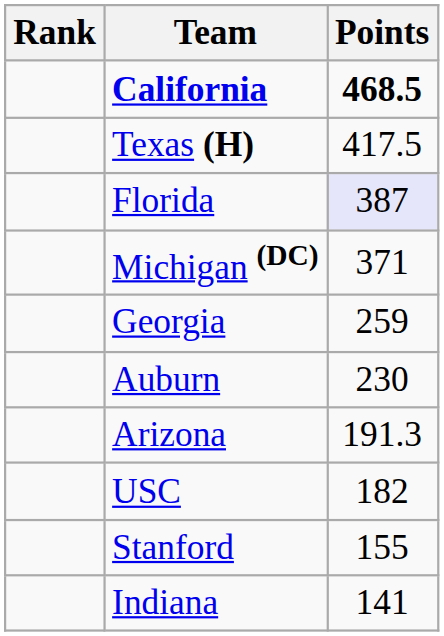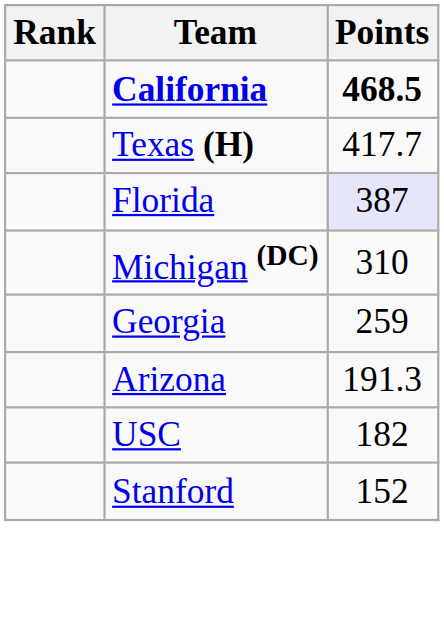(382, 144) 417.5 -> (382, 144) 417.7
(382, 261) 371 -> (382, 261) 310
- row: (166, 378)
(382, 546) 155 -> (382, 490) 152
- row: (165, 602)
